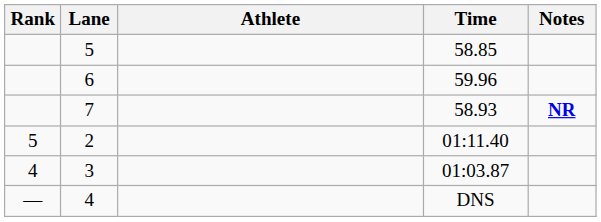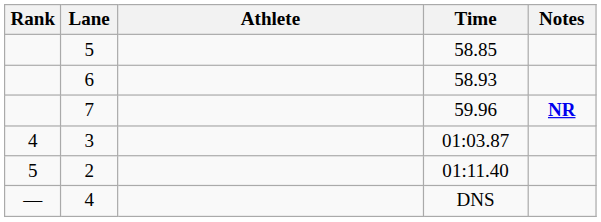(476, 79) 59.96 -> (476, 79) 58.93
(476, 110) 58.93 -> (476, 110) 59.96
rows swapped: (89, 170) <-> (89, 140)
